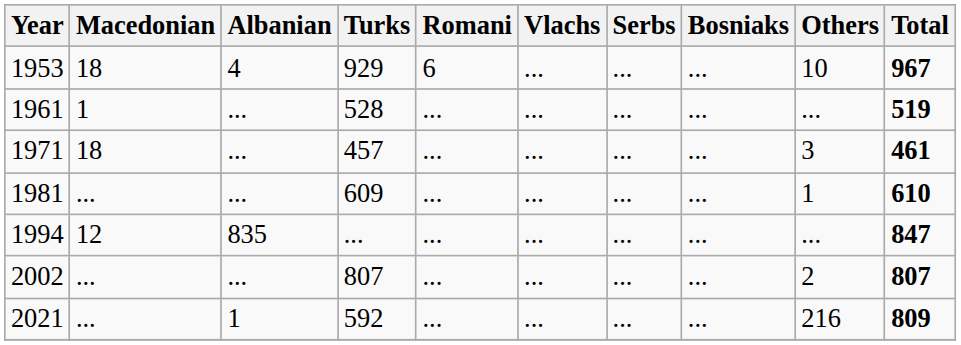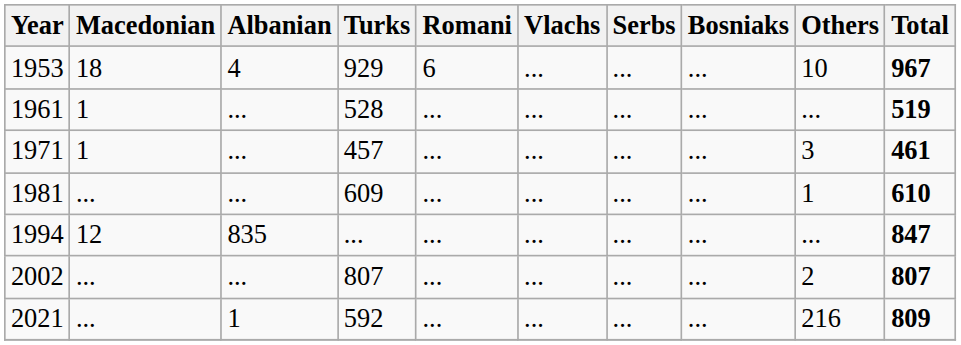(89, 151) 18 -> (82, 151) 1
